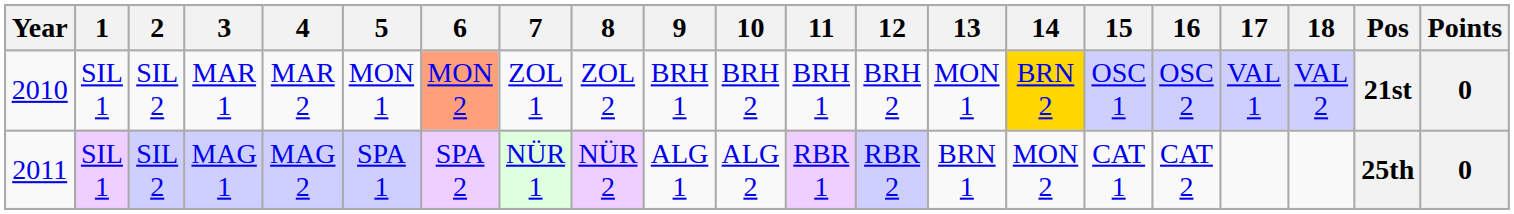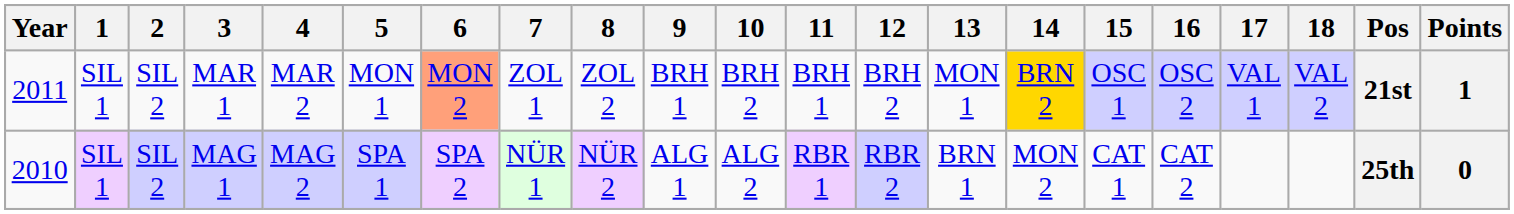(40, 89) 2010 -> (40, 89) 2011
(1465, 89) 0 -> (1465, 89) 1
(40, 169) 2011 -> (40, 169) 2010
